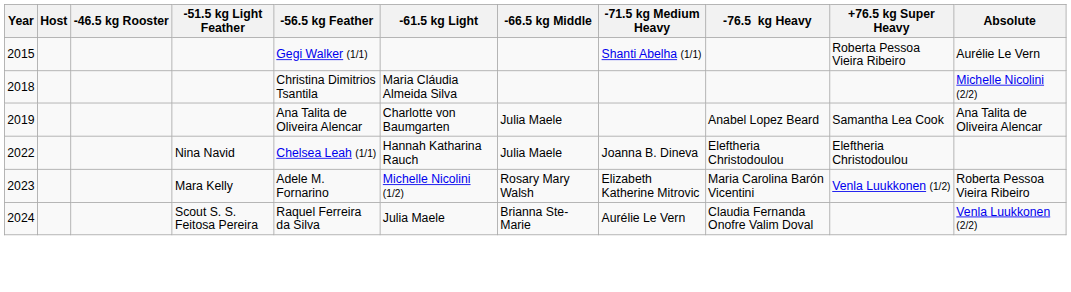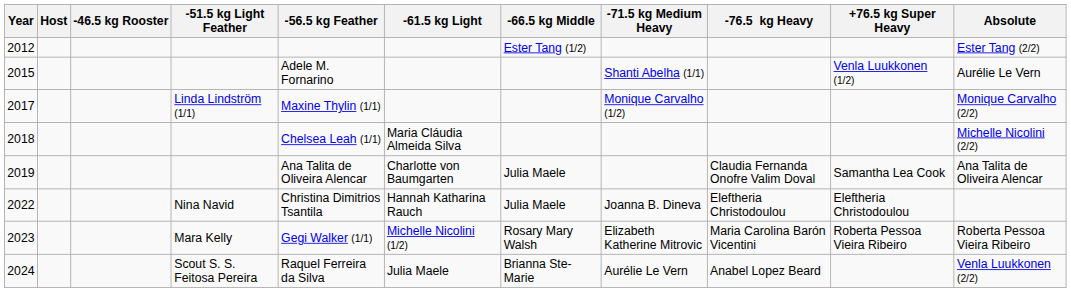+ row: (21, 47)
(322, 54) Gegi Walker (1/1) -> (307, 74) Adele M. Fornarino
(876, 54) Roberta Pessoa Vieira Ribeiro -> (880, 74) Venla Luukkonen (1/2)
+ row: (21, 106)
(326, 87) Christina Dimitrios Tsantila -> (331, 139) Chelsea Leah (1/1)
(764, 120) Anabel Lopez Beard -> (763, 172) Claudia Fernanda Onofre Valim Doval
(326, 153) Chelsea Leah (1/1) -> (331, 205) Christina Dimitrios Tsantila
(303, 186) Adele M. Fornarino -> (327, 238) Gegi Walker (1/1)
(891, 186) Venla Luukkonen (1/2) -> (877, 238) Roberta Pessoa Vieira Ribeiro
(761, 219) Claudia Fernanda Onofre Valim Doval -> (765, 271) Anabel Lopez Beard
